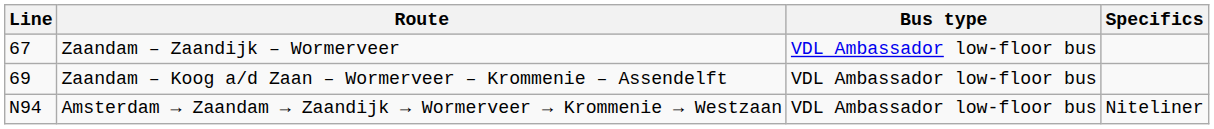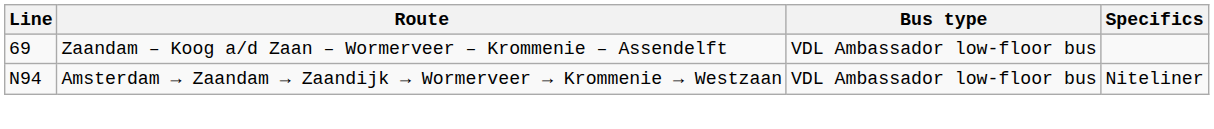- row: (231, 49)
